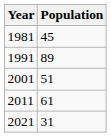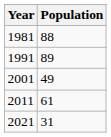(47, 36) 45 -> (47, 36) 88
(47, 79) 51 -> (47, 79) 49
